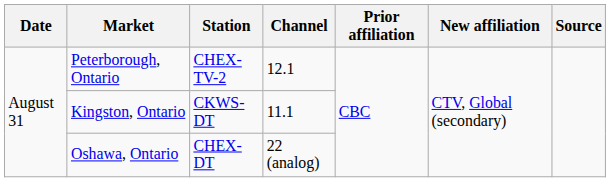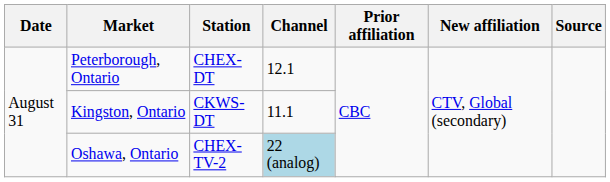(218, 68) CHEX-TV-2 -> (218, 68) CHEX-DT
(218, 154) CHEX-DT -> (218, 154) CHEX-TV-2
(293, 154) no background -> (293, 154) lightblue background
